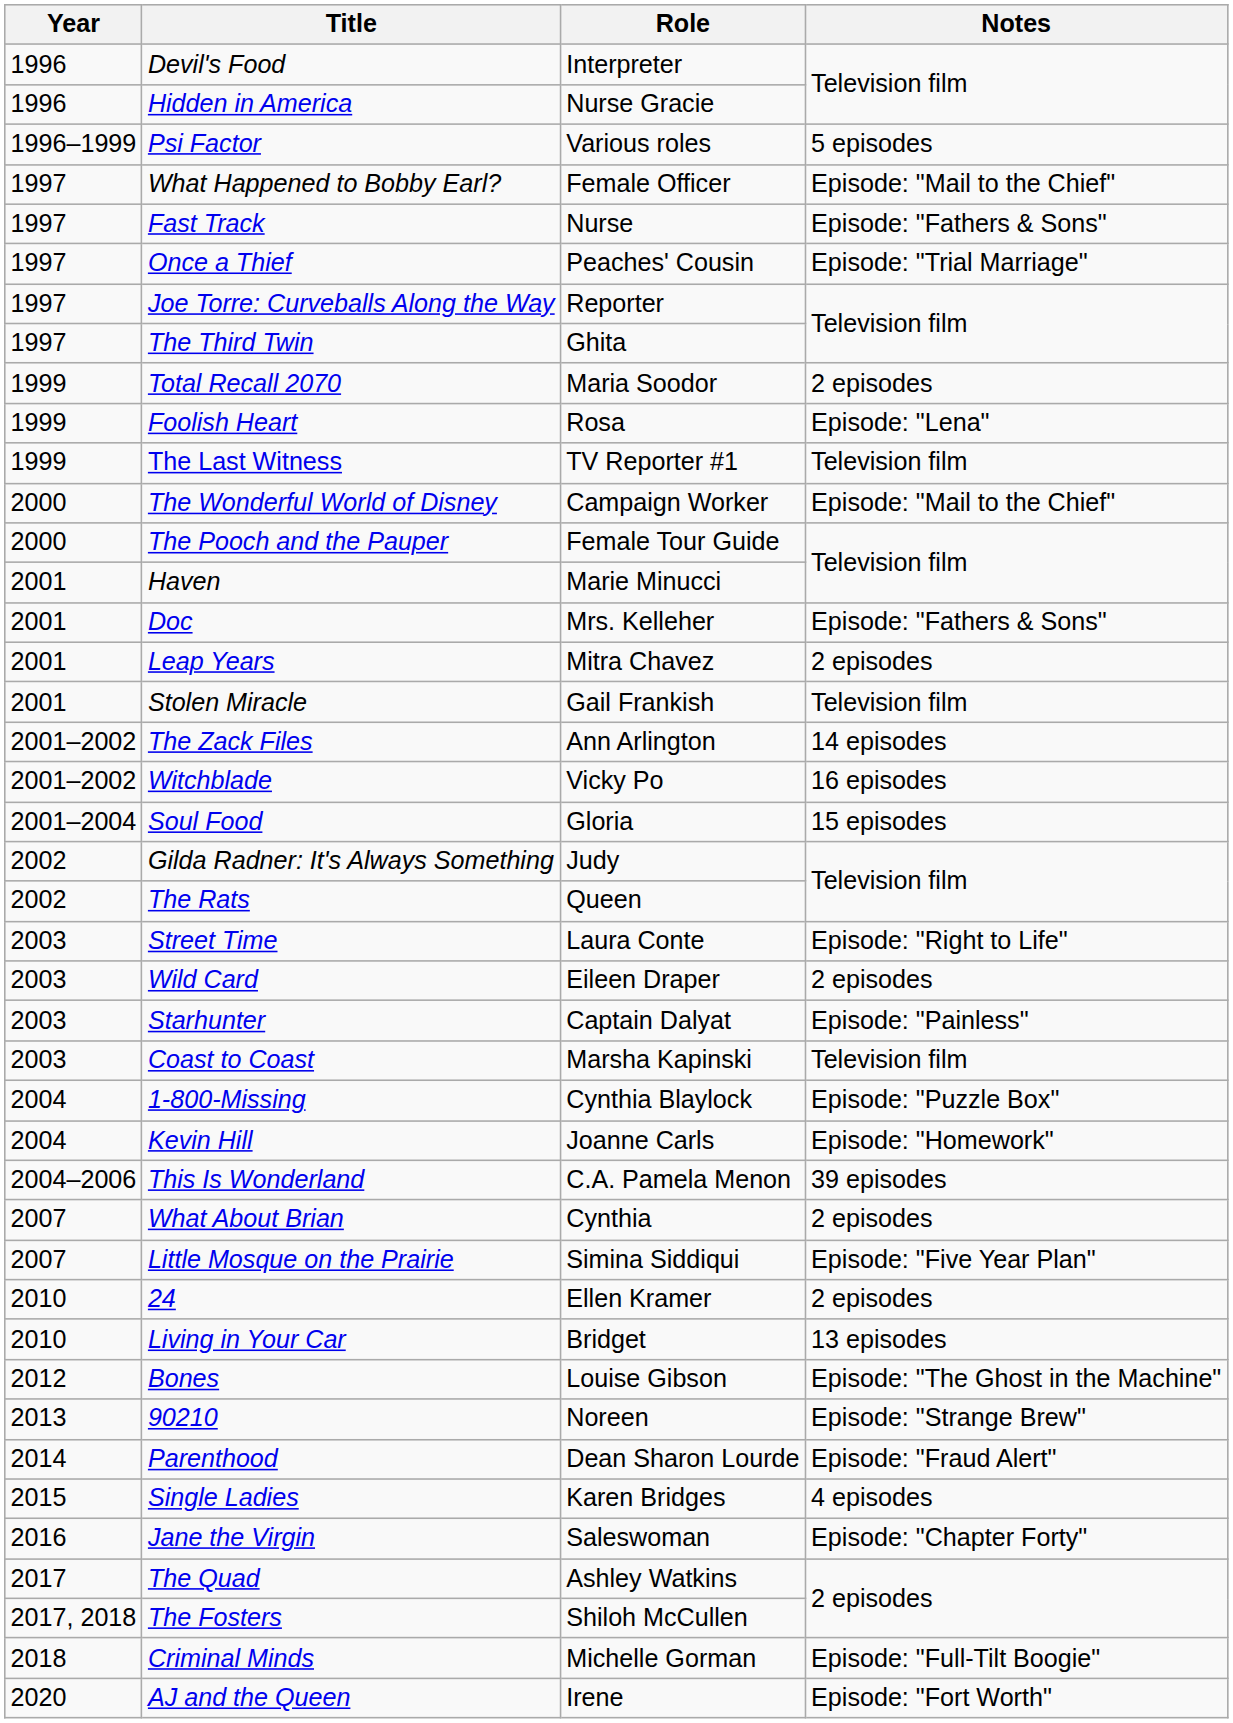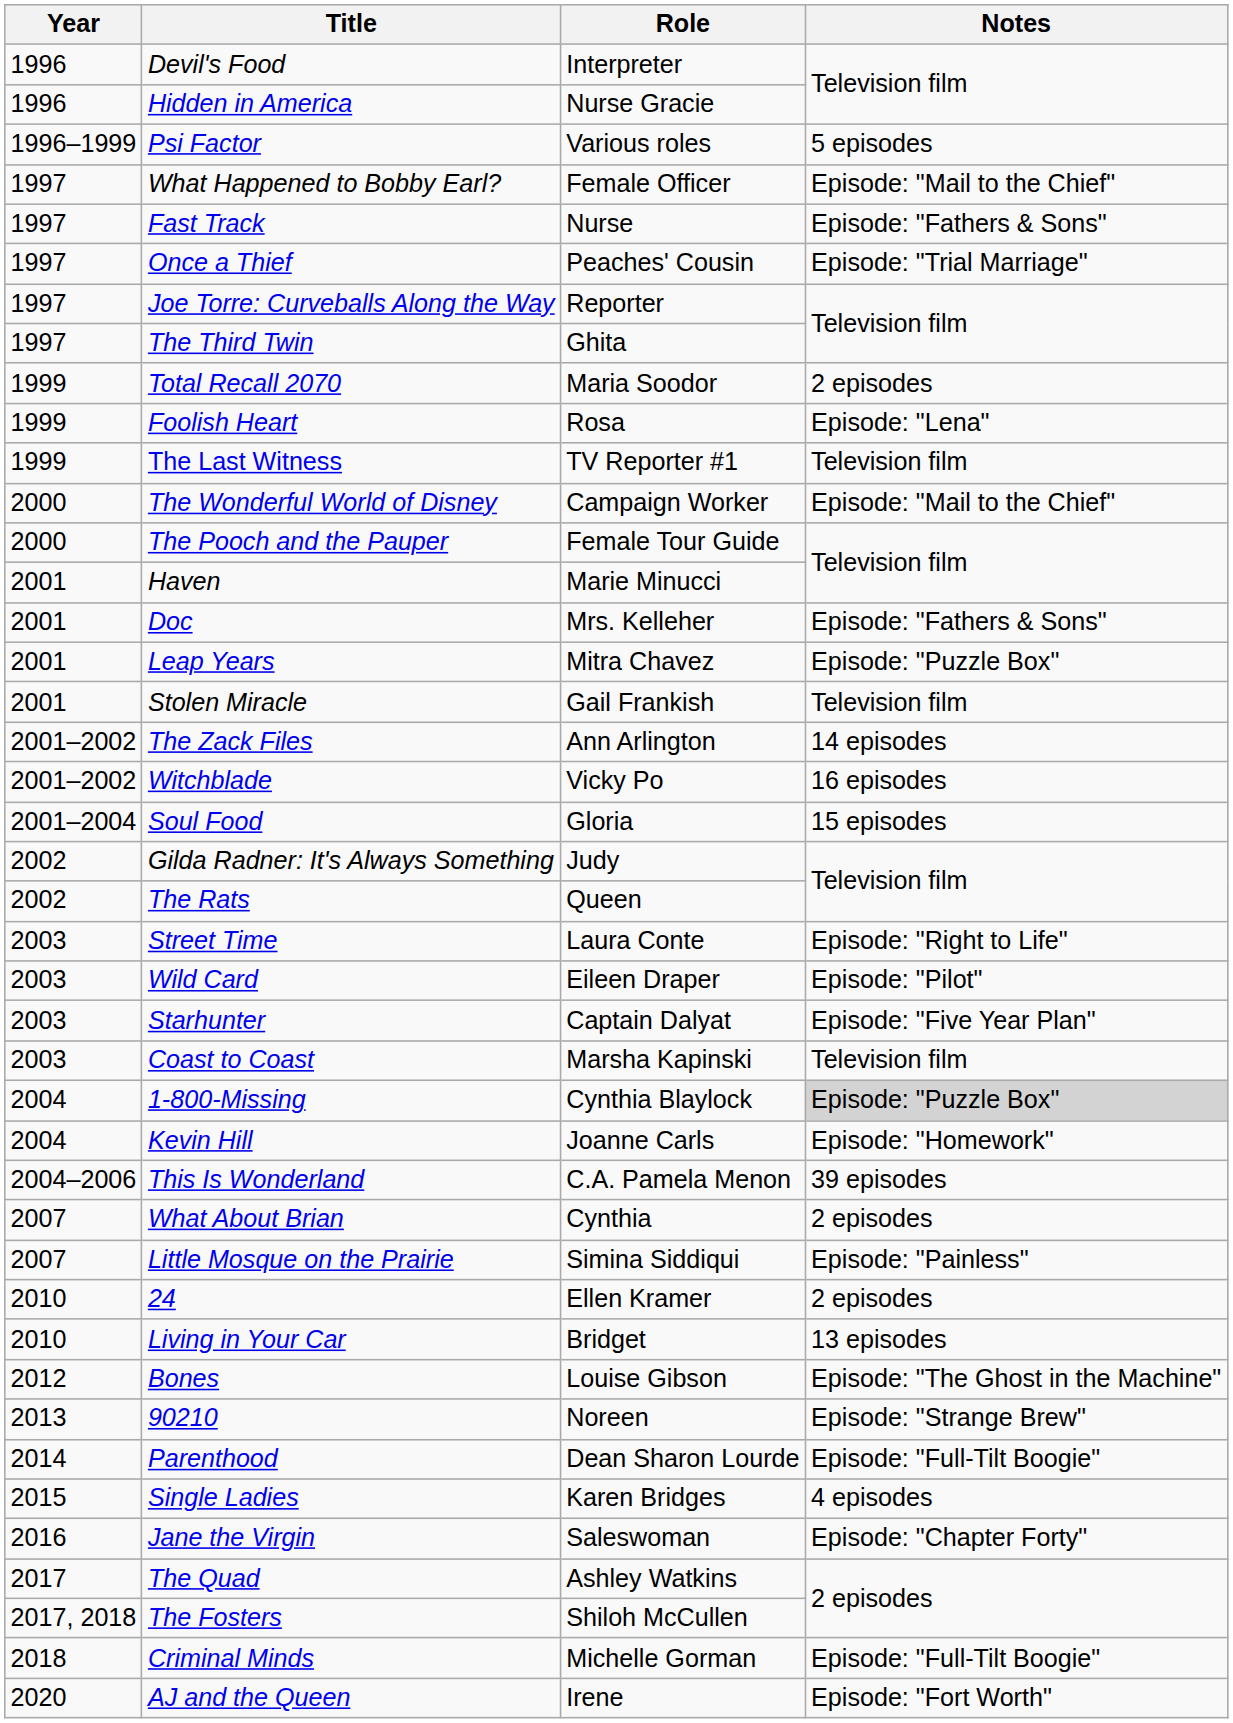(872, 661) 2 episodes -> (935, 661) Episode: "Puzzle Box"
(872, 980) 2 episodes -> (897, 980) Episode: "Pilot"
(920, 1020) Episode: "Painless" -> (953, 1020) Episode: "Five Year Plan"
(935, 1100) no background -> (935, 1100) lightgrey background
(953, 1259) Episode: "Five Year Plan" -> (920, 1259) Episode: "Painless"
(934, 1458) Episode: "Fraud Alert" -> (956, 1458) Episode: "Full-Tilt Boogie"
